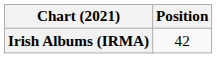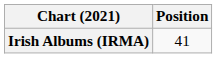(182, 40) 42 -> (182, 40) 41
